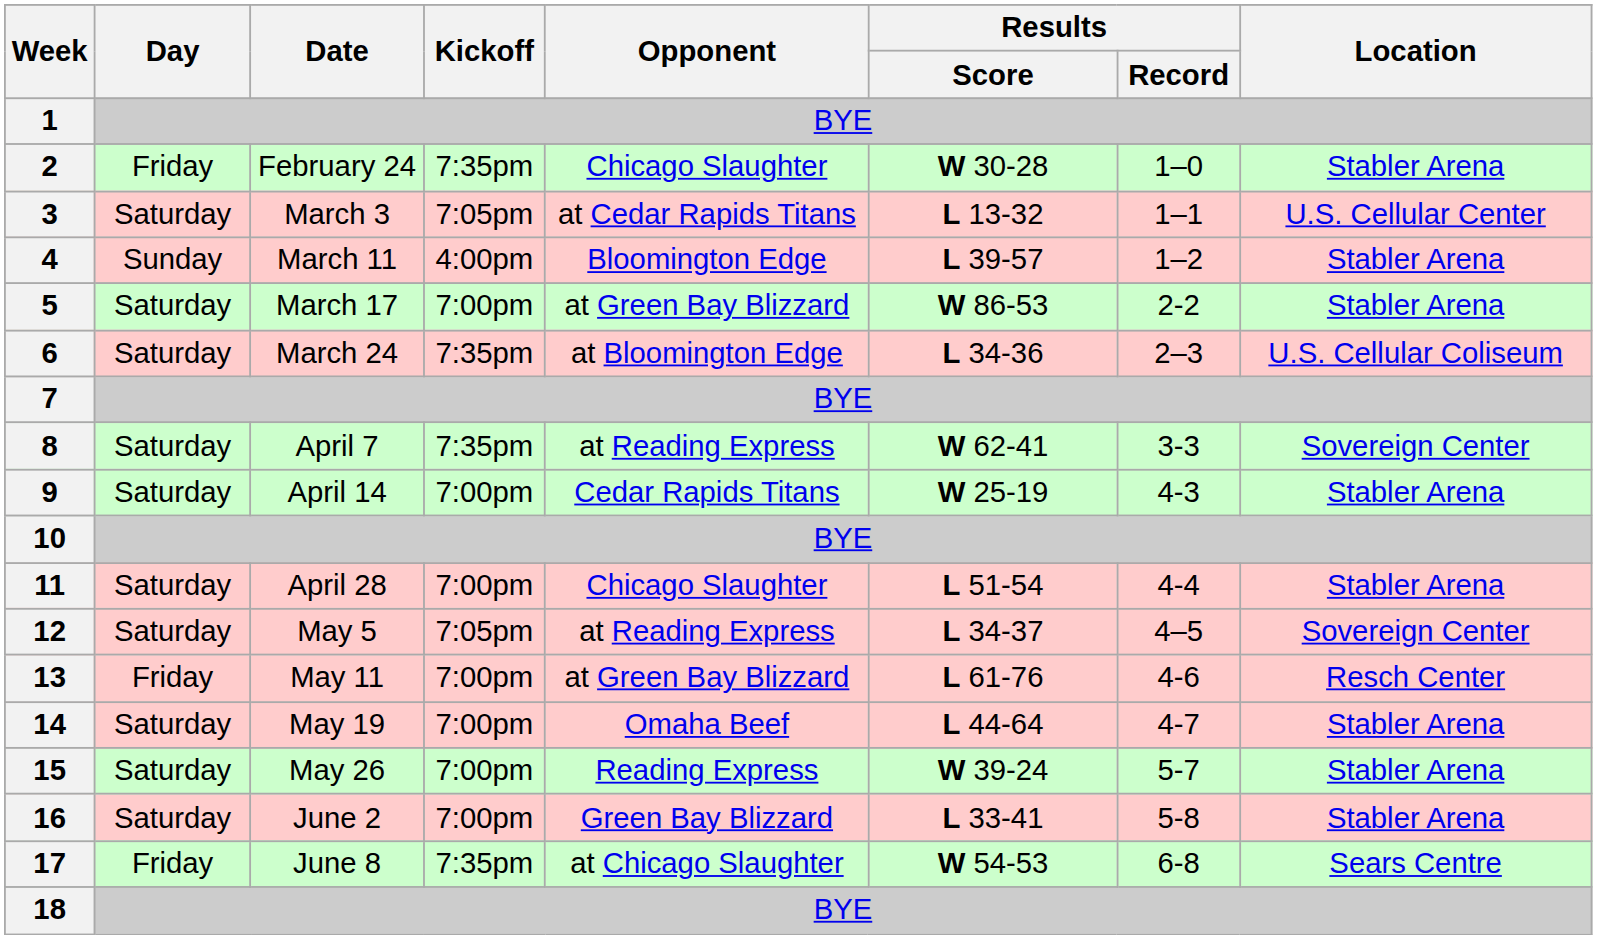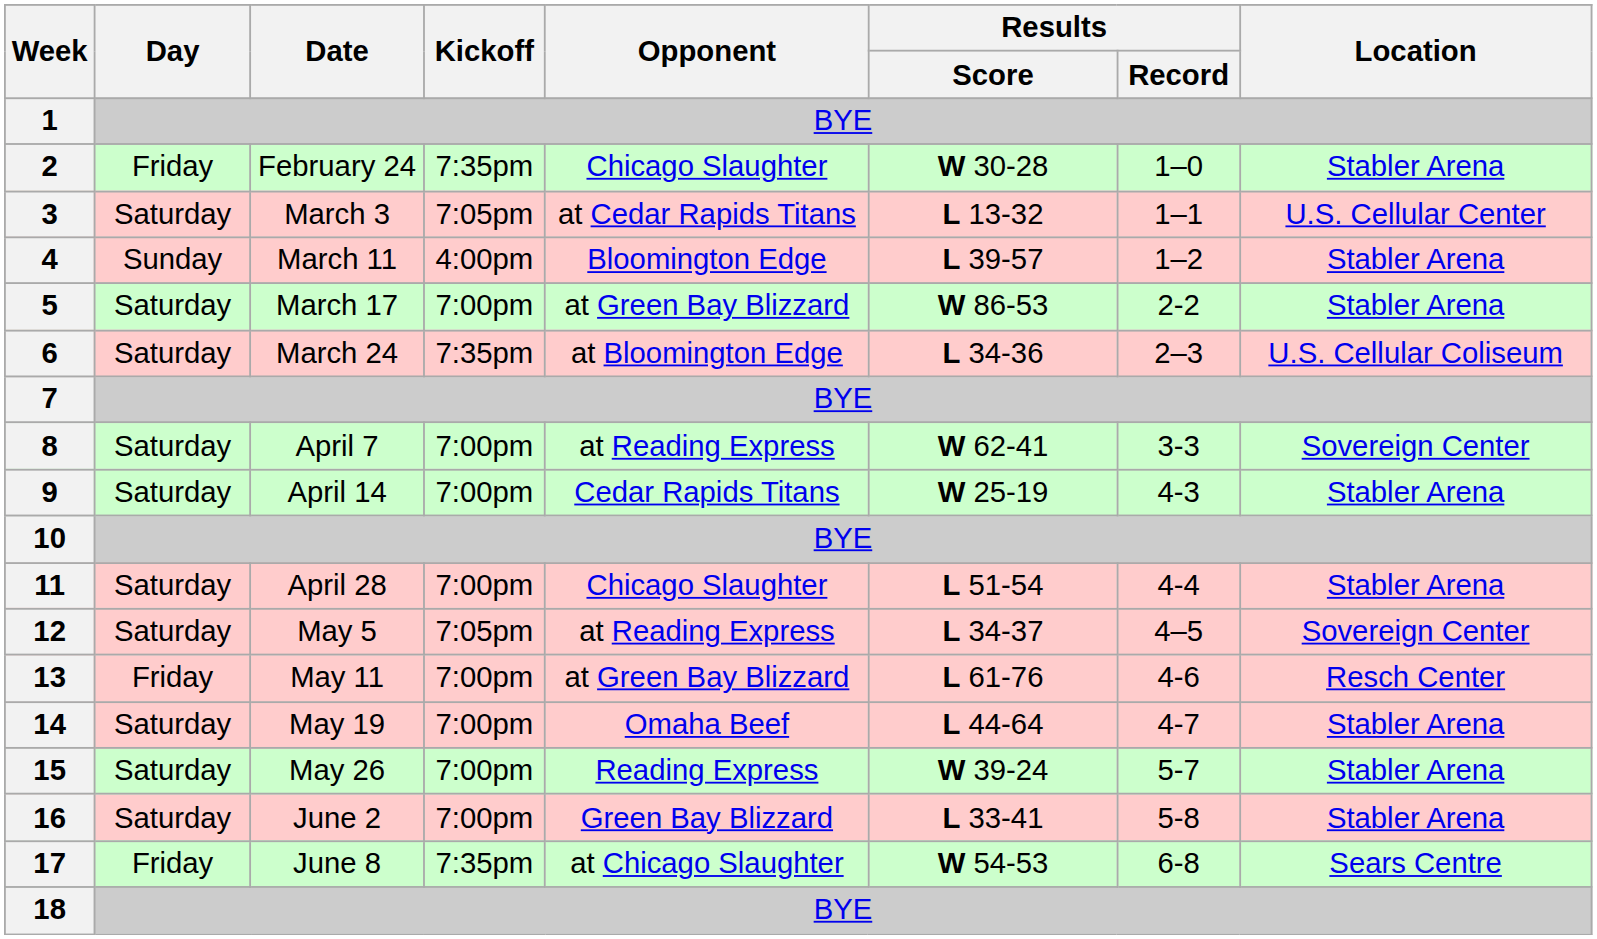(484, 445) 7:35pm -> (484, 445) 7:00pm
